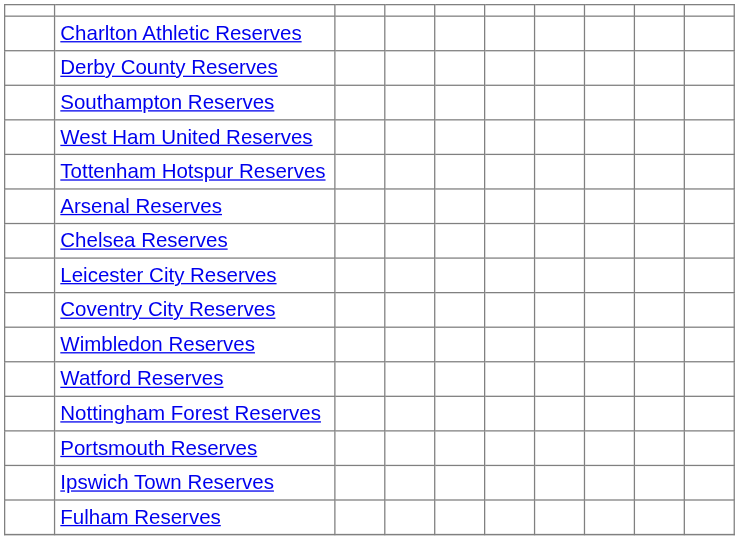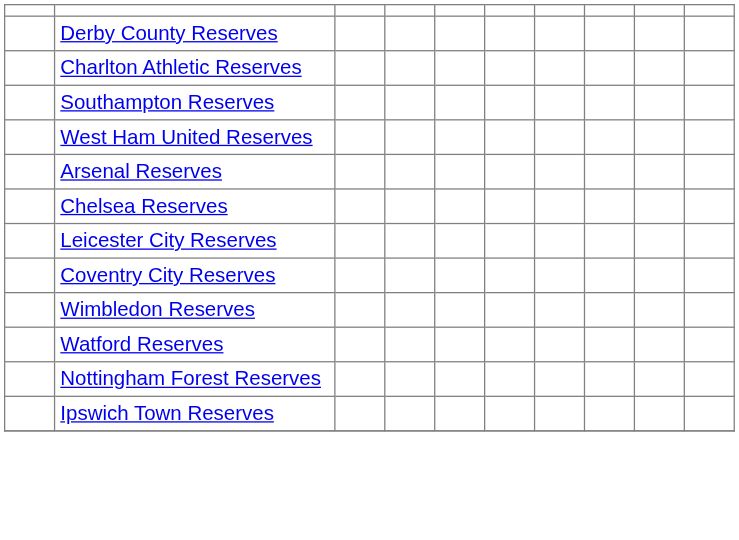rows swapped: (181, 33) <-> (169, 67)
- row: (193, 171)
- row: (159, 448)
- row: (141, 517)
